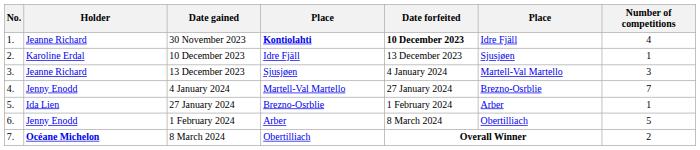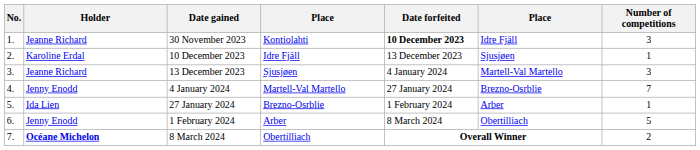(287, 40) bold -> (286, 40) normal
(649, 40) 4 -> (649, 40) 3
